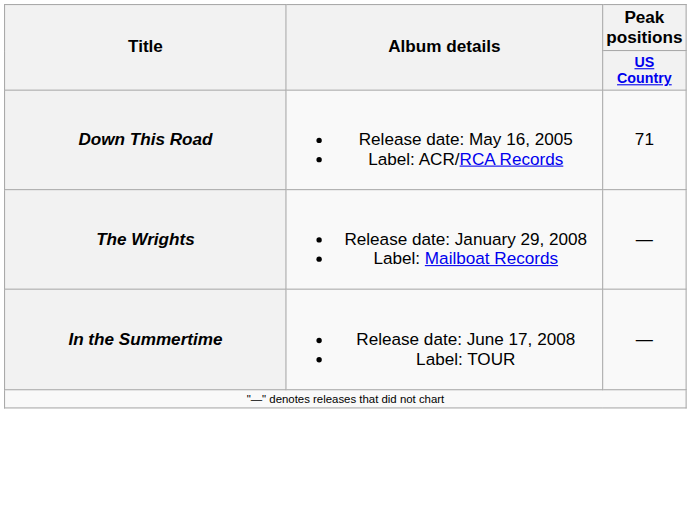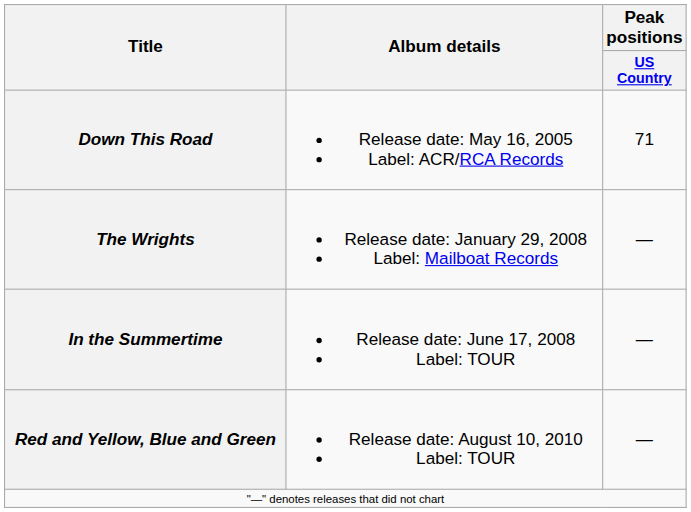+ row: (145, 439)
